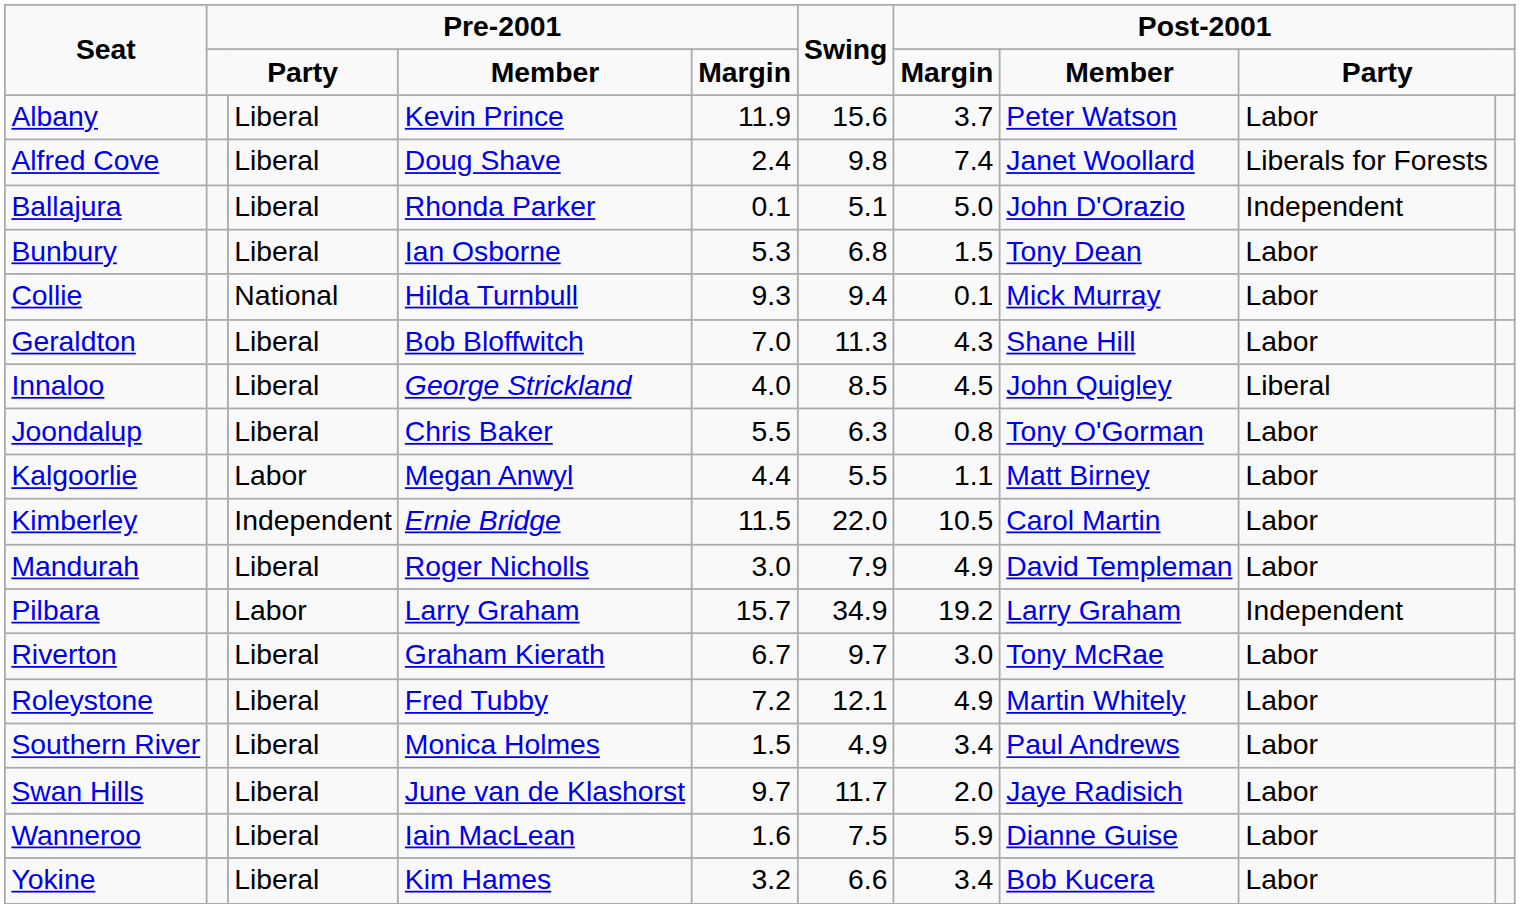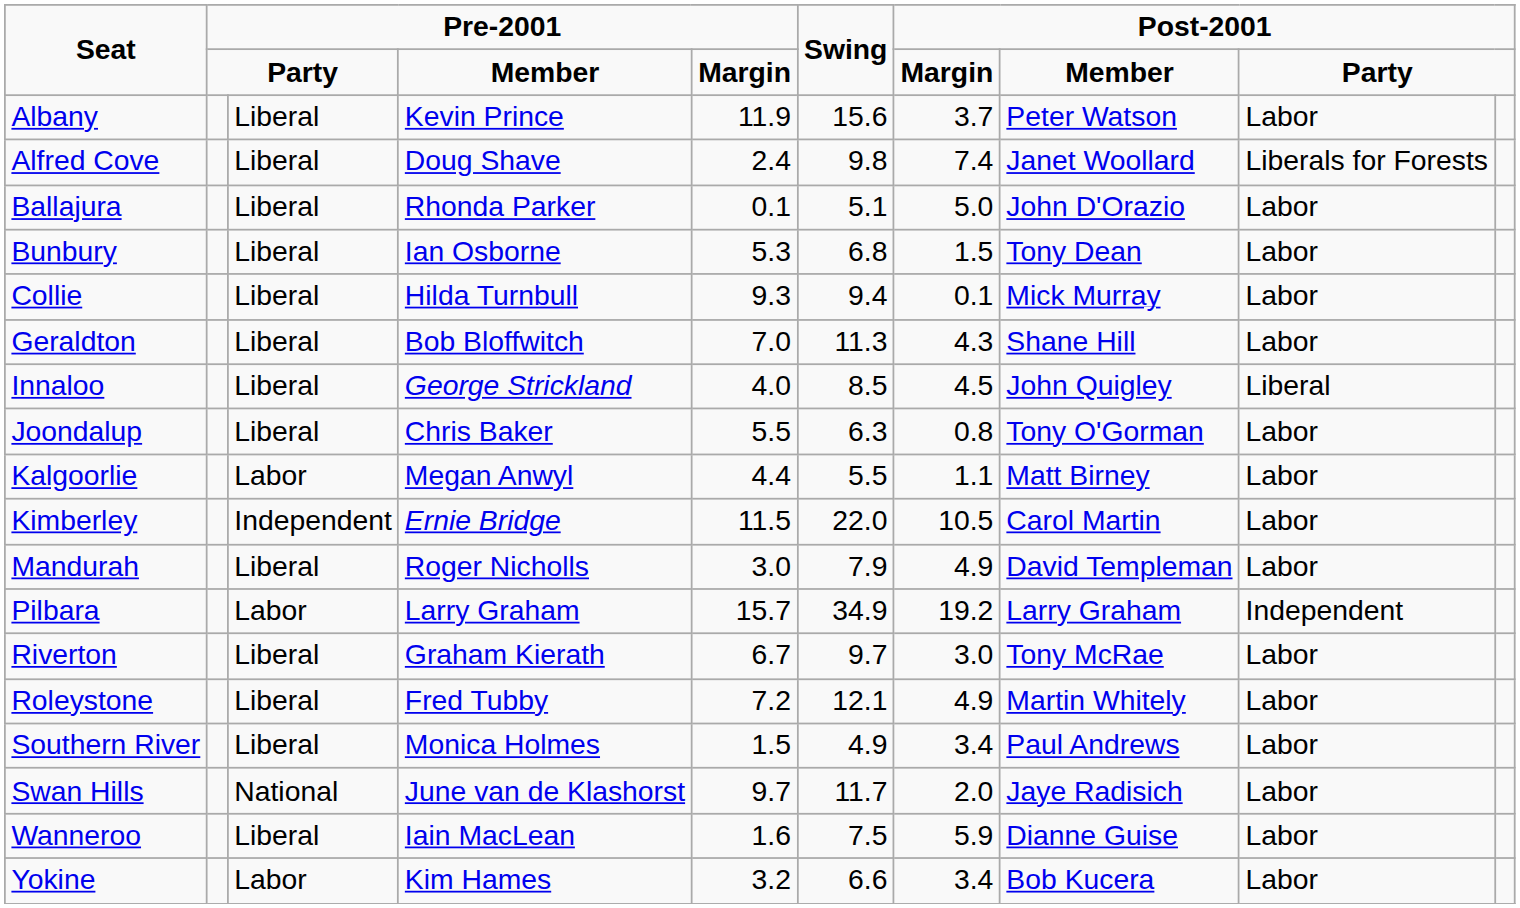(1324, 206) Independent -> (1282, 206) Labor
(286, 296) National -> (277, 296) Liberal
(277, 790) Liberal -> (286, 790) National
(277, 880) Liberal -> (271, 880) Labor
